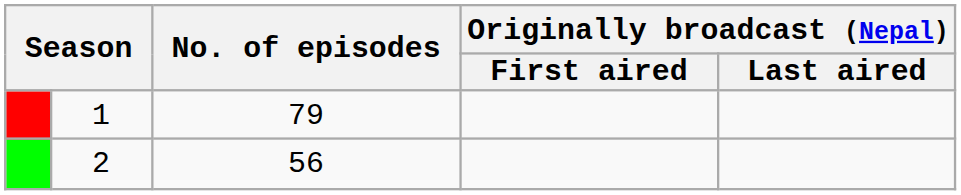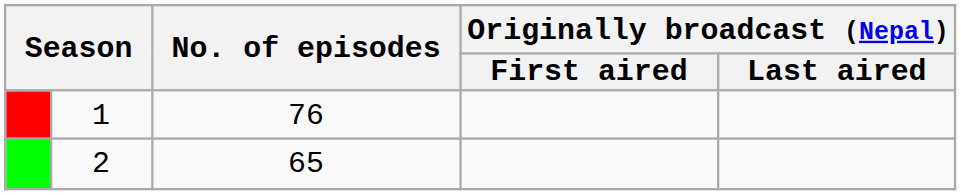(306, 115) 79 -> (306, 115) 76
(306, 164) 56 -> (306, 164) 65
